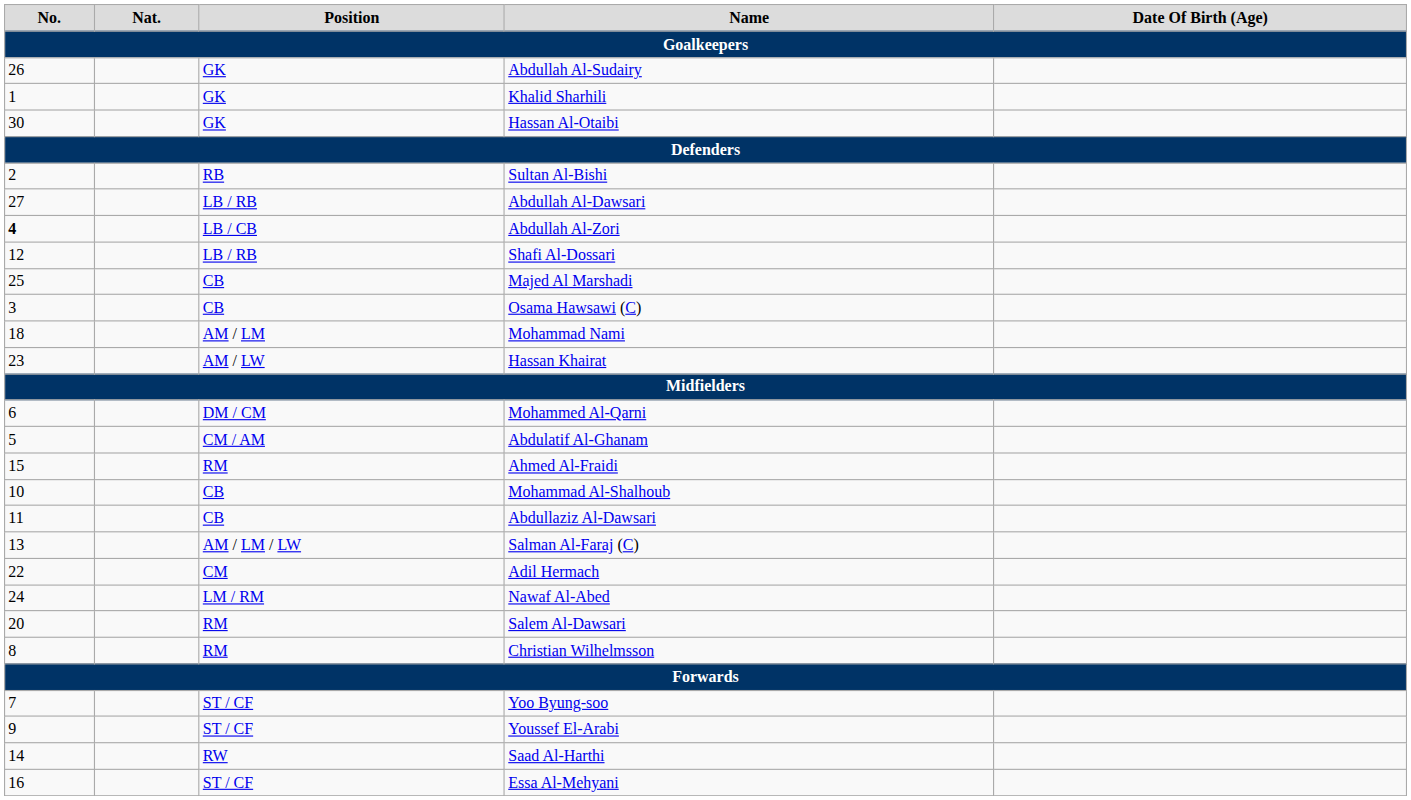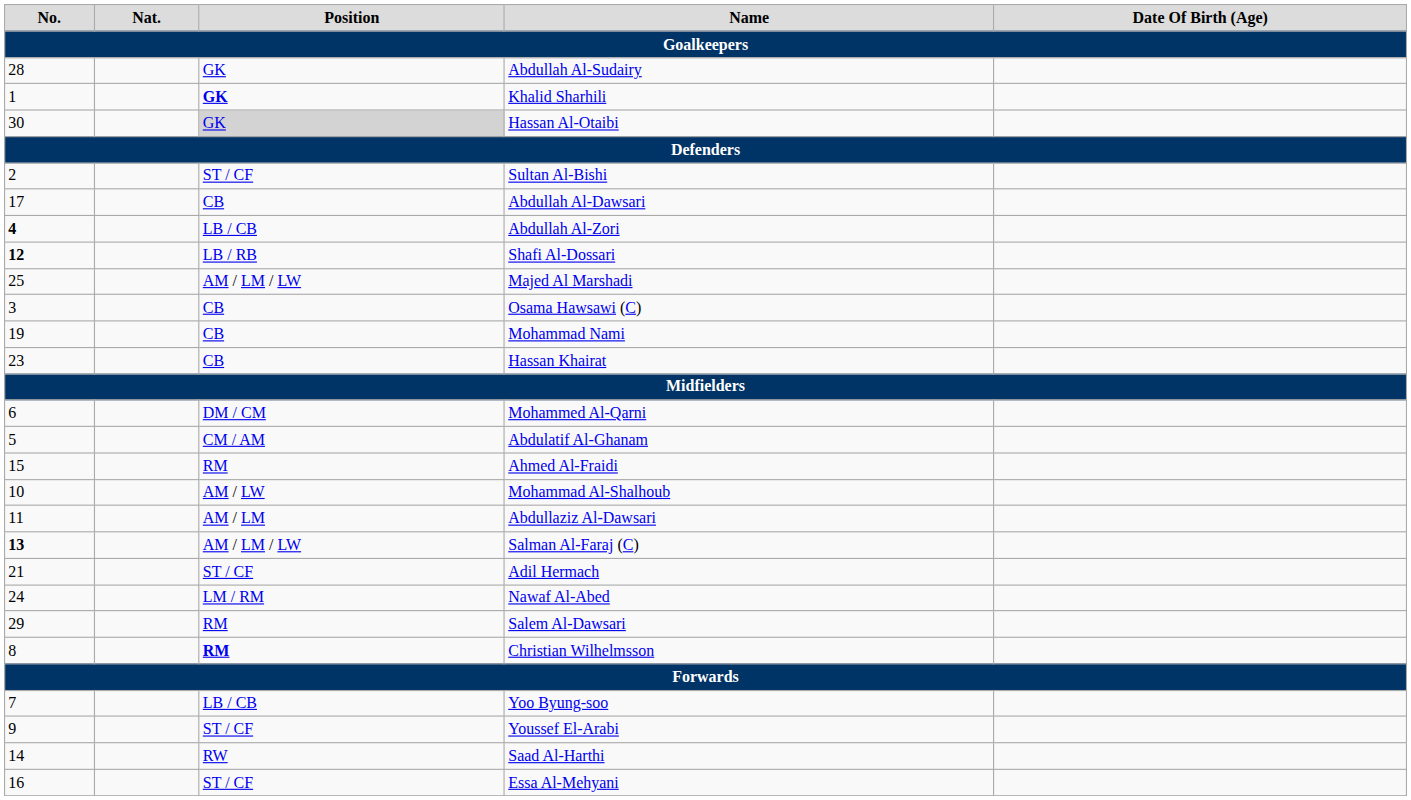(16, 70) 26 -> (16, 70) 28
(214, 97) normal -> (215, 97) bold
(214, 123) no background -> (214, 123) lightgrey background
(213, 176) RB -> (228, 176) ST / CF
(16, 202) 27 -> (16, 202) 17
(230, 202) LB / RB -> (213, 202) CB
(16, 255) normal -> (16, 255) bold
(213, 281) CB -> (252, 281) AM / LM / LW
(16, 334) 18 -> (16, 334) 19
(234, 334) AM / LM -> (213, 334) CB
(234, 360) AM / LW -> (213, 360) CB
(213, 492) CB -> (234, 492) AM / LW
(213, 518) CB -> (234, 518) AM / LM
(16, 545) normal -> (16, 545) bold
(16, 571) 22 -> (16, 571) 21
(215, 571) CM -> (228, 571) ST / CF
(16, 624) 20 -> (16, 624) 29
(215, 650) normal -> (216, 650) bold
(228, 703) ST / CF -> (230, 703) LB / CB
